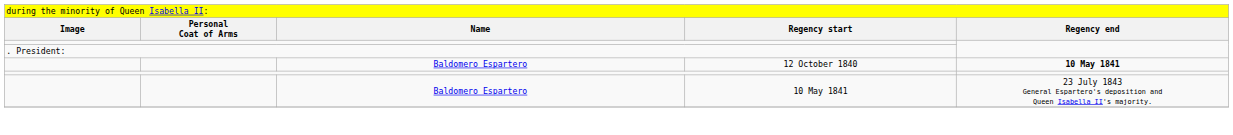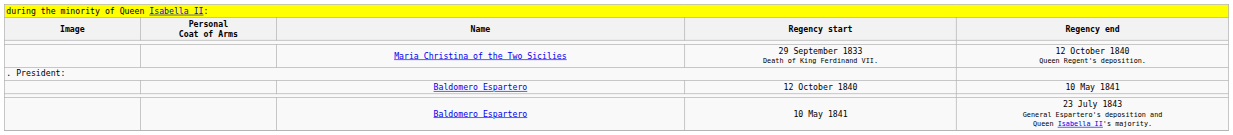+ row: (480, 56)
(1093, 64) bold -> (1093, 87) normal
